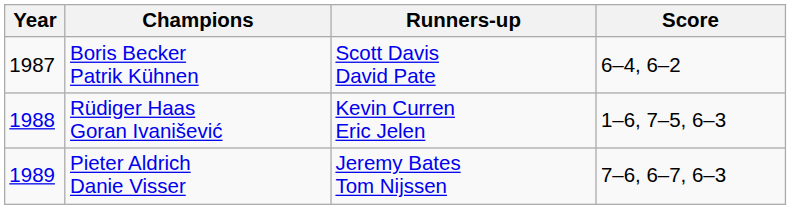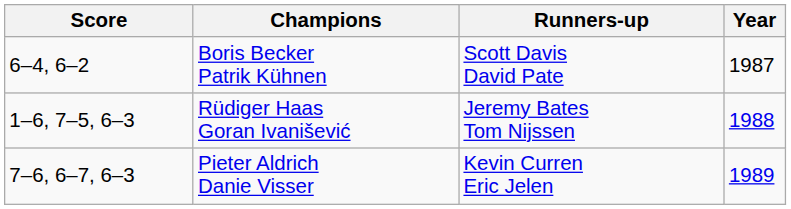columns swapped: (35, 20) <-> (690, 20)
(395, 120) Kevin Curren Eric Jelen -> (526, 120) Jeremy Bates Tom Nijssen
(398, 175) Jeremy Bates Tom Nijssen -> (523, 175) Kevin Curren Eric Jelen
